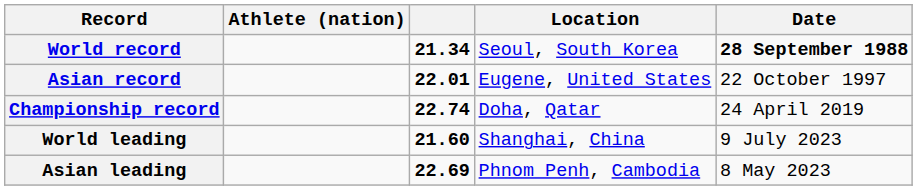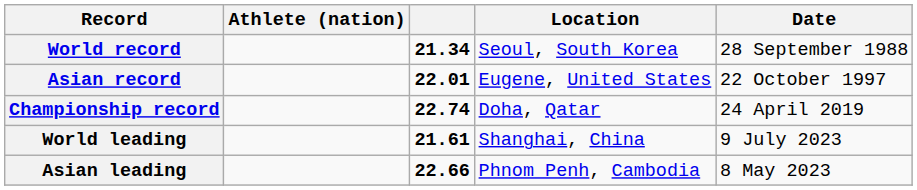(814, 50) bold -> (814, 50) normal
(442, 140) 21.60 -> (442, 140) 21.61
(442, 170) 22.69 -> (442, 170) 22.66
